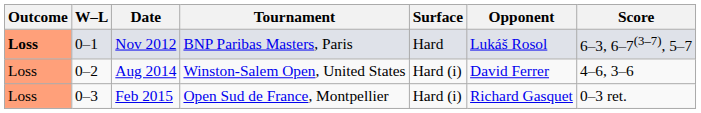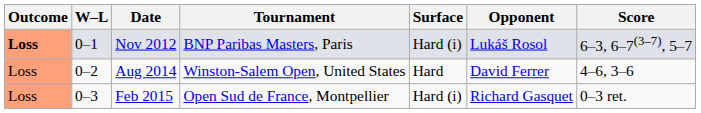(428, 43) Hard -> (437, 43) Hard (i)
(437, 70) Hard (i) -> (428, 70) Hard
